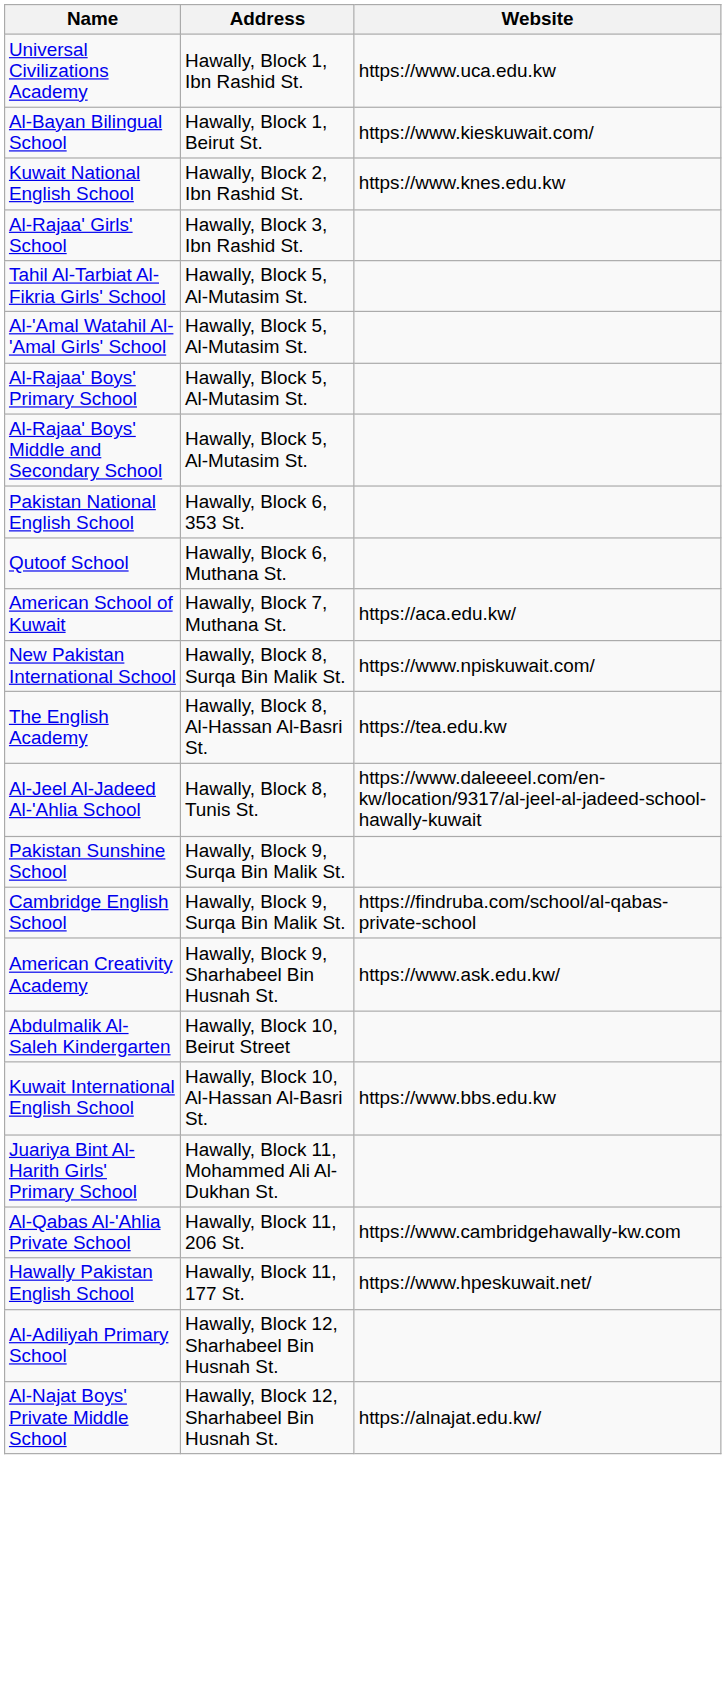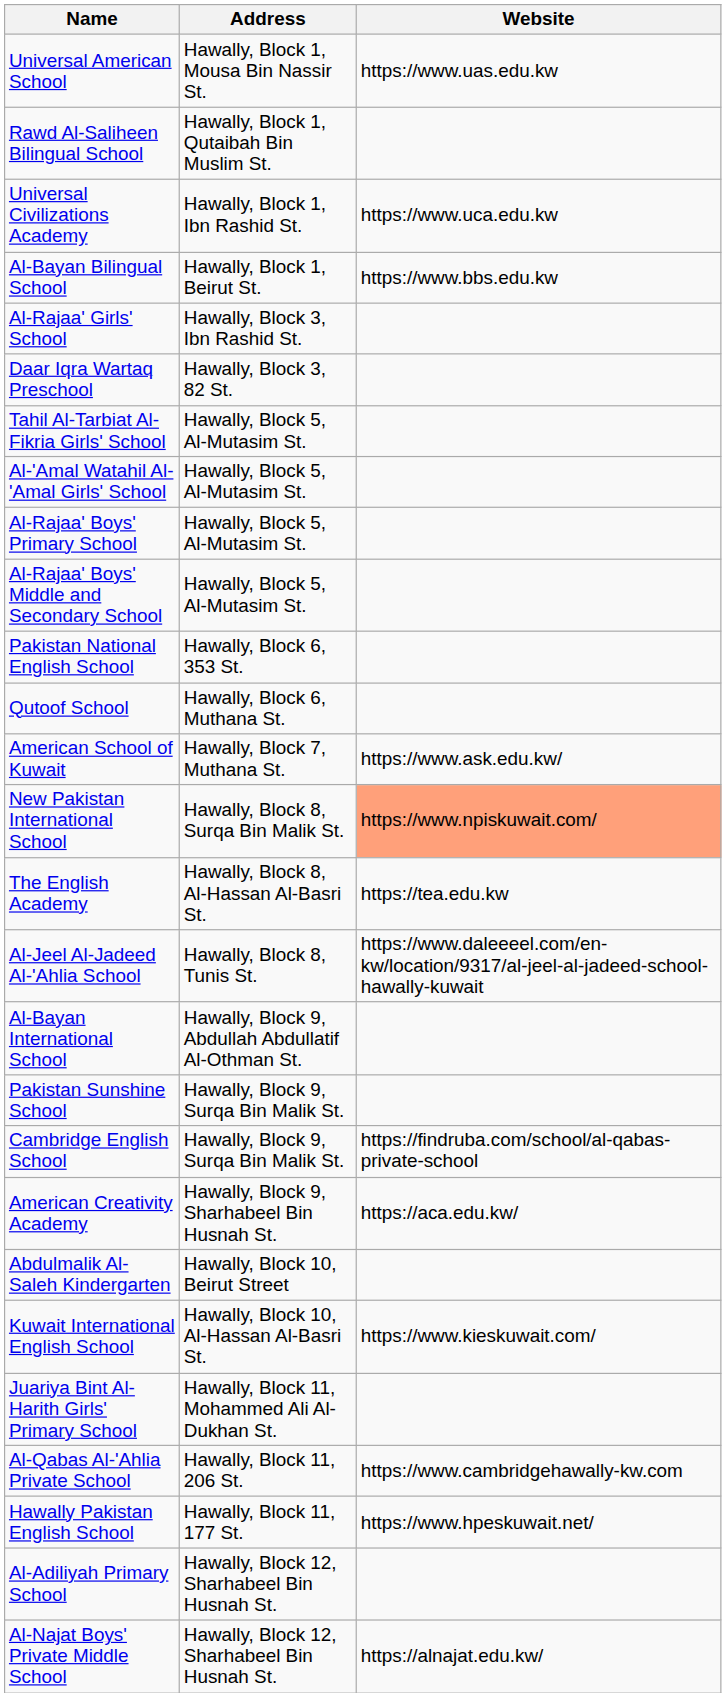+ row: (90, 70)
+ row: (83, 143)
(476, 132) https://www.kieskuwait.com/ -> (459, 277) https://www.bbs.edu.kw
- row: (75, 183)
+ row: (81, 379)
(437, 614) https://aca.edu.kw/ -> (461, 759) https://www.ask.edu.kw/
(477, 665) no background -> (479, 820) lightsalmon background
+ row: (61, 1038)
(459, 974) https://www.ask.edu.kw/ -> (439, 1213) https://aca.edu.kw/
(457, 1098) https://www.bbs.edu.kw -> (478, 1336) https://www.kieskuwait.com/
